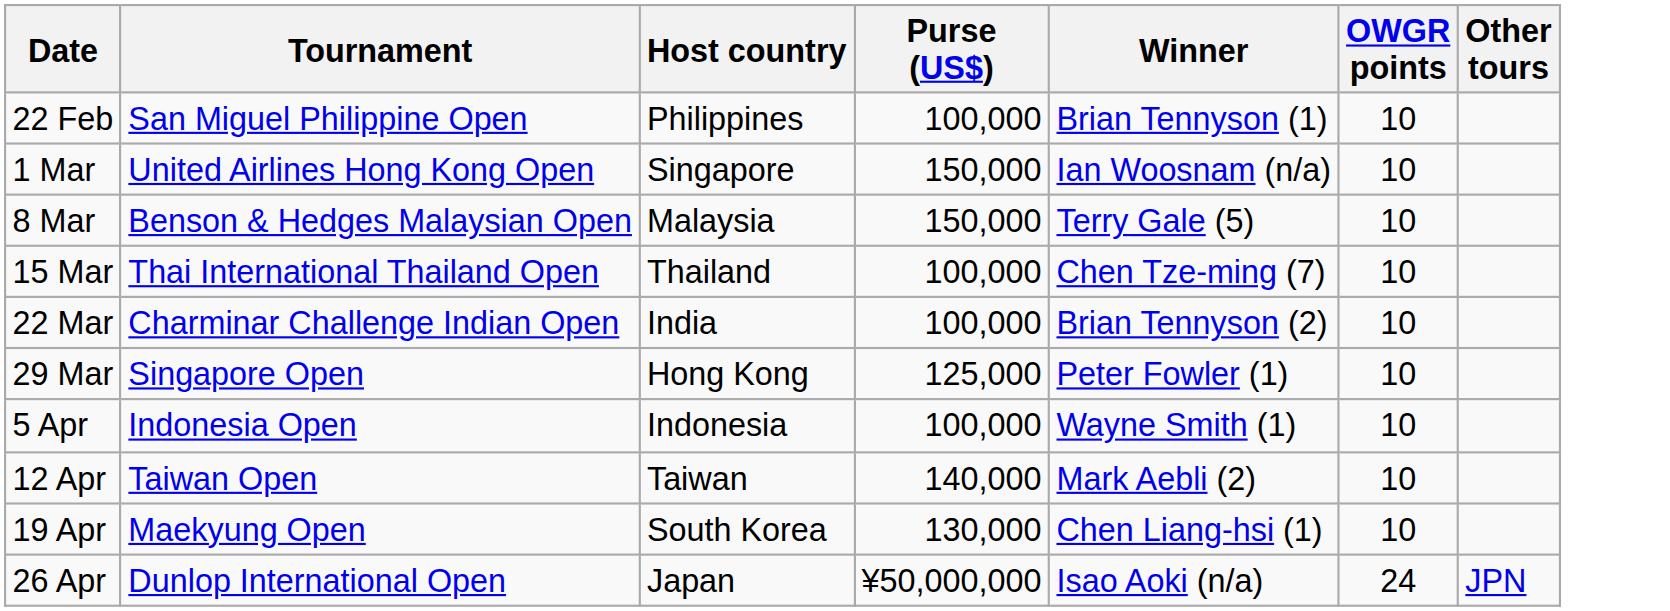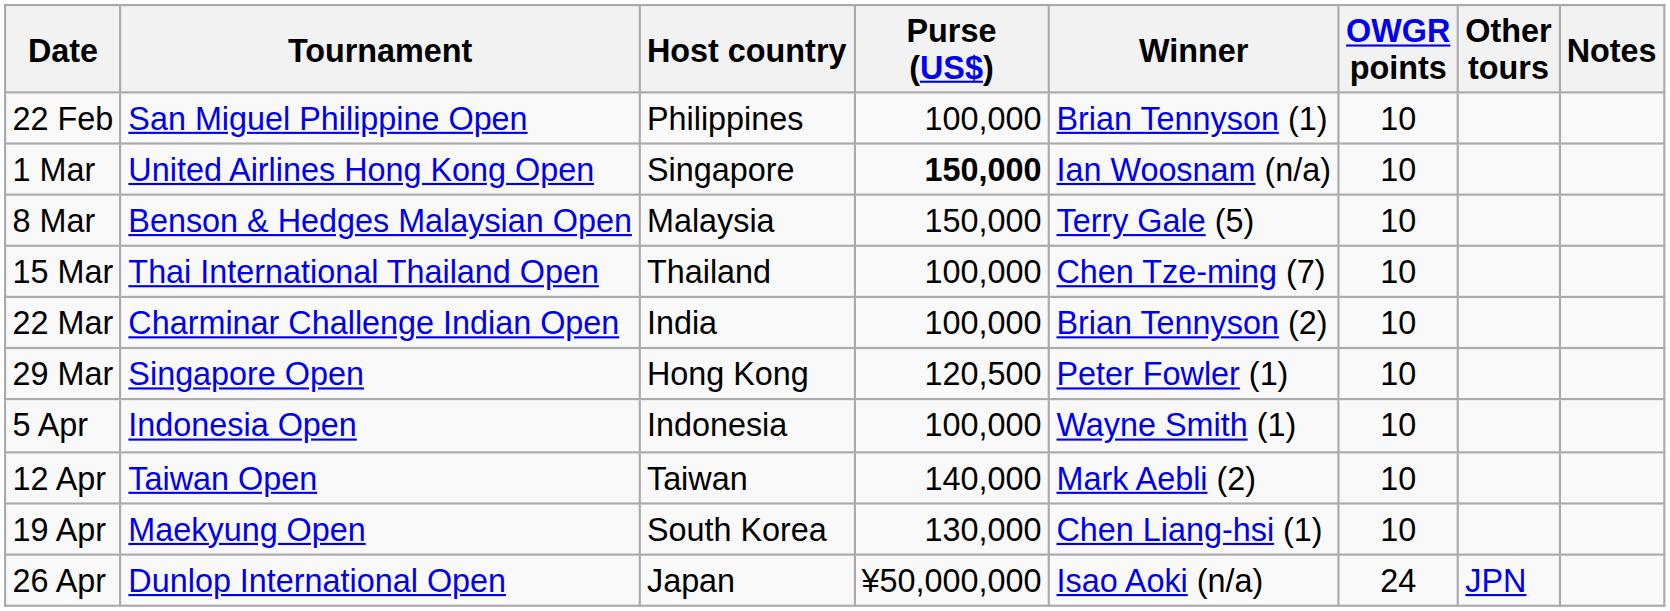+ column: (1612, 49)
(983, 170) normal -> (983, 170) bold
(983, 375) 125,000 -> (983, 375) 120,500
